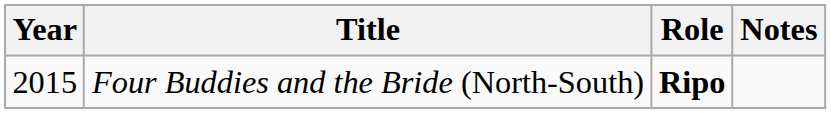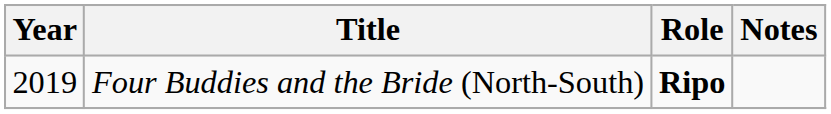(45, 81) 2015 -> (45, 81) 2019
